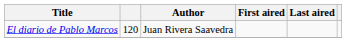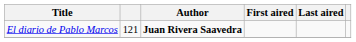(130, 29) 120 -> (130, 29) 121
(188, 29) normal -> (192, 29) bold
